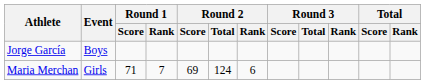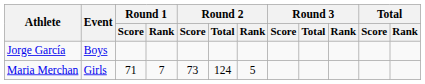(193, 70) 69 -> (193, 70) 73
(253, 70) 6 -> (253, 70) 5
